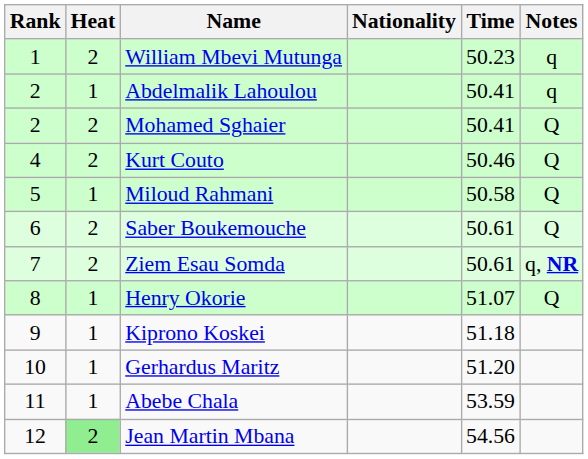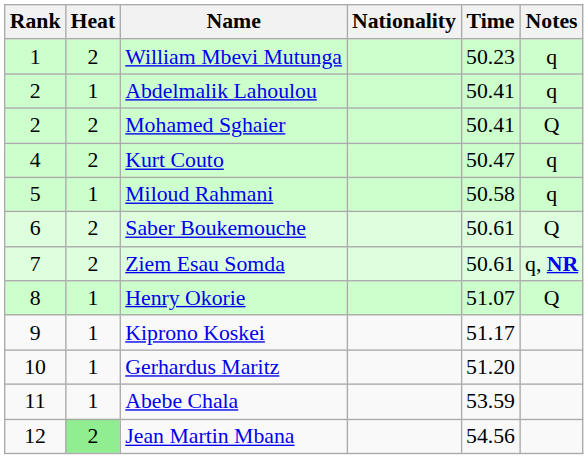(490, 159) 50.46 -> (490, 159) 50.47
(552, 159) Q -> (552, 159) q
(552, 194) Q -> (552, 194) q
(490, 332) 51.18 -> (490, 332) 51.17
